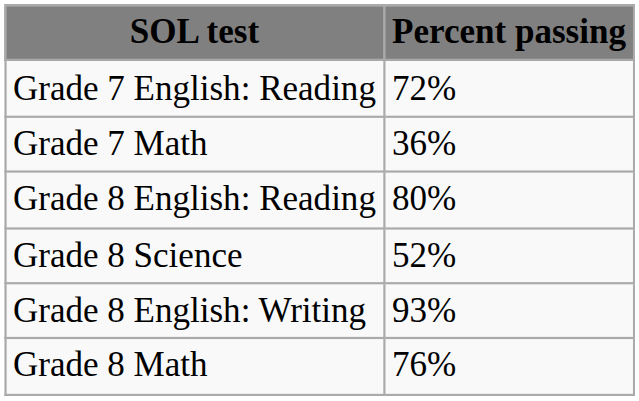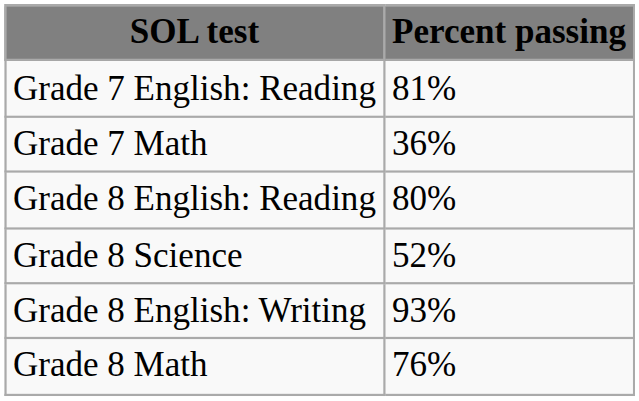(424, 87) 72% -> (424, 87) 81%
